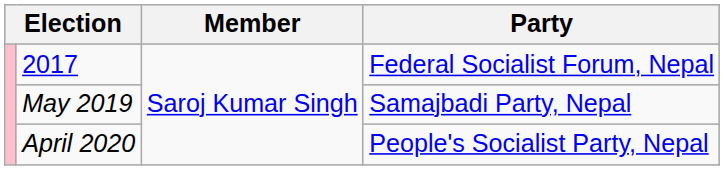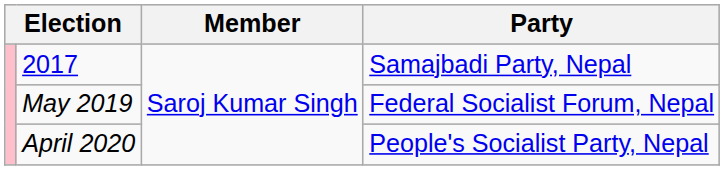(542, 64) Federal Socialist Forum, Nepal -> (500, 64) Samajbadi Party, Nepal
(500, 104) Samajbadi Party, Nepal -> (542, 104) Federal Socialist Forum, Nepal
